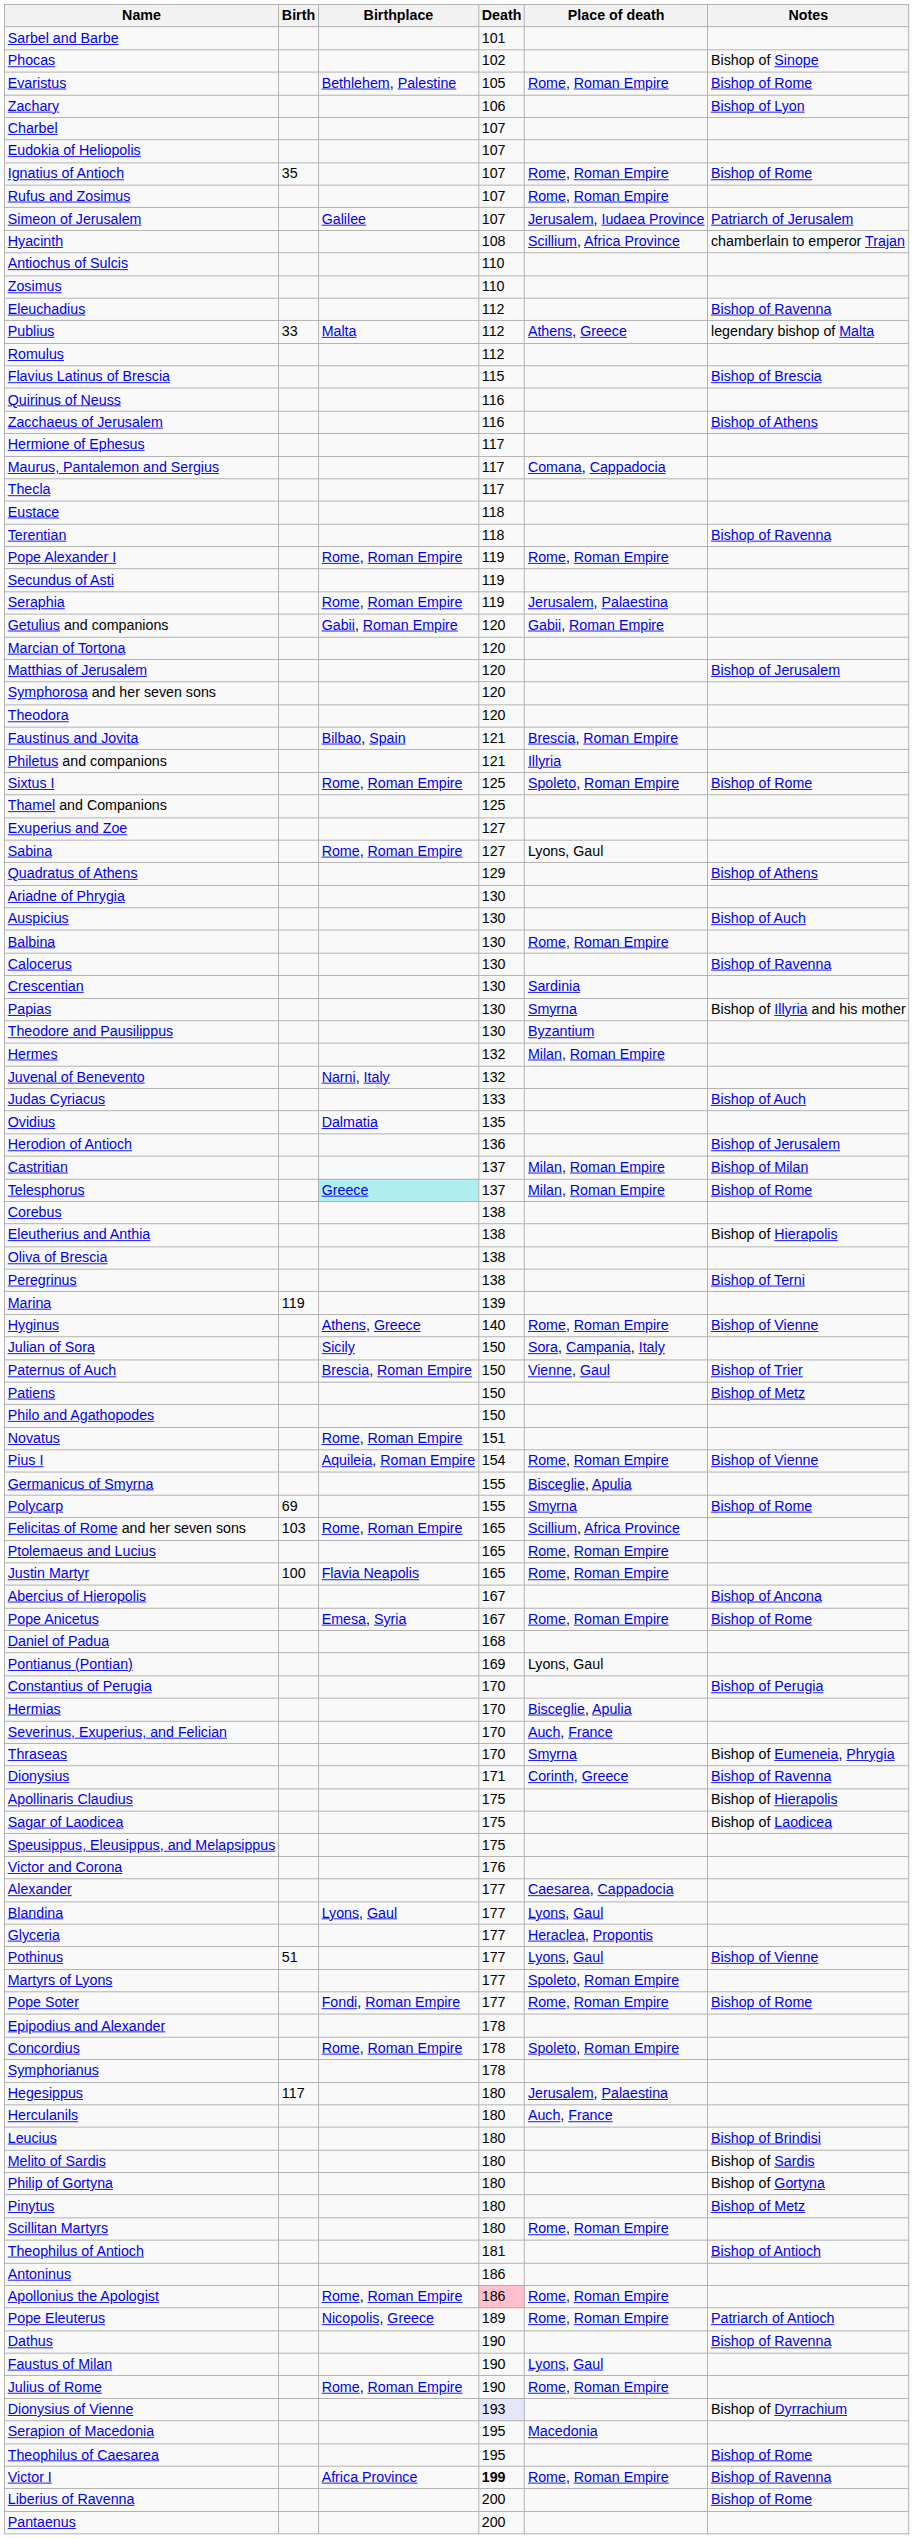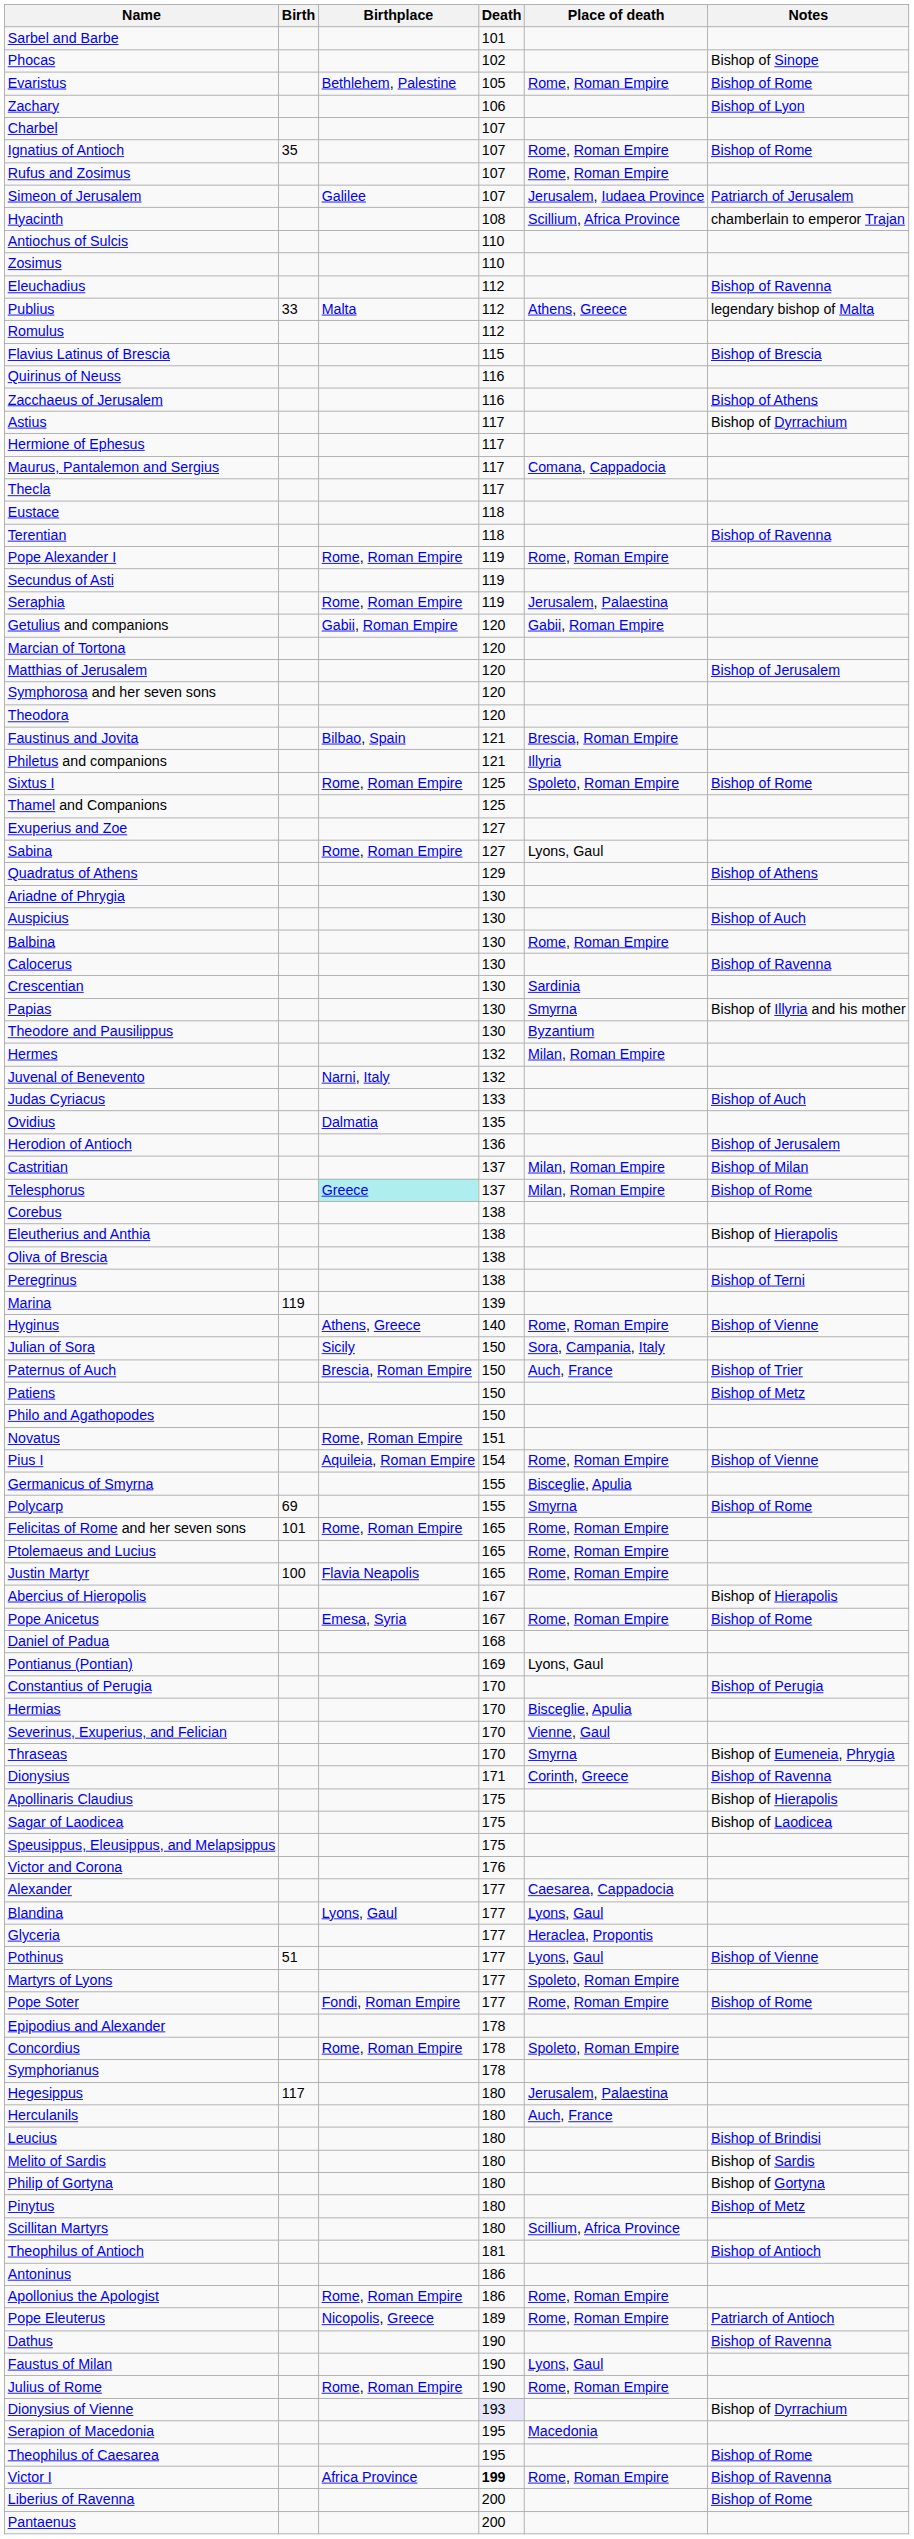- row: (74, 151)
+ row: (27, 422)
(569, 1370) Vienne, Gaul -> (570, 1370) Auch, France
(294, 1528) 103 -> (294, 1528) 101
(604, 1528) Scillium, Africa Province -> (598, 1528) Rome, Roman Empire
(766, 1596) Bishop of Ancona -> (774, 1596) Bishop of Hierapolis
(570, 1732) Auch, France -> (569, 1732) Vienne, Gaul
(598, 2228) Rome, Roman Empire -> (604, 2228) Scillium, Africa Province
(494, 2296) pink background -> (494, 2296) no background
